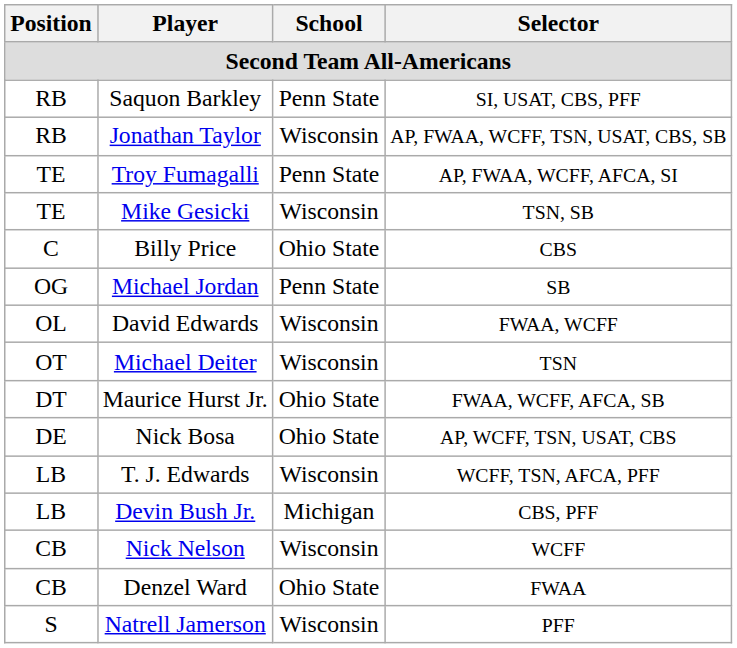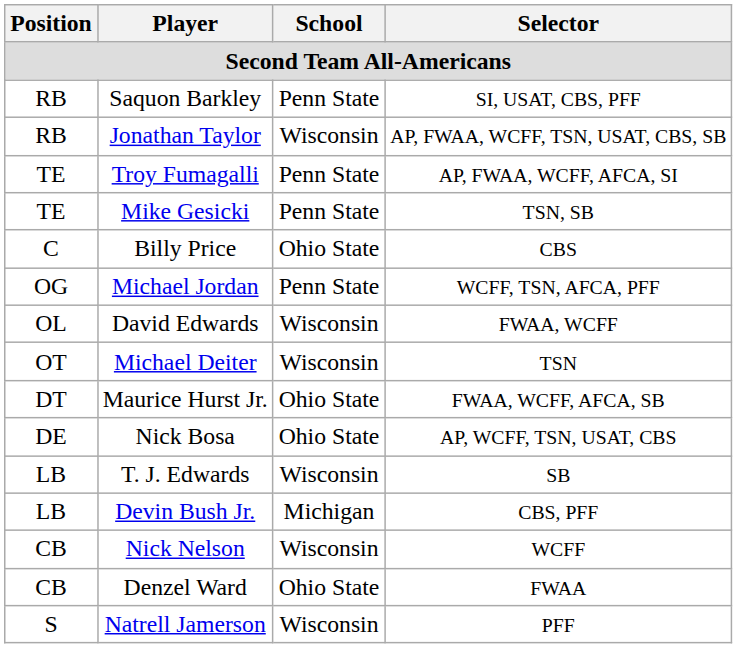(329, 211) Wisconsin -> (329, 211) Penn State
(558, 287) SB -> (558, 287) WCFF, TSN, AFCA, PFF
(558, 475) WCFF, TSN, AFCA, PFF -> (558, 475) SB
